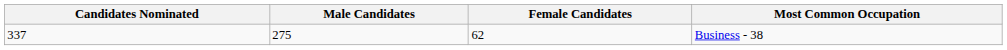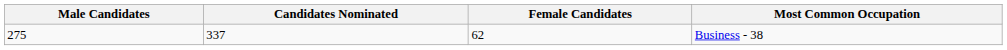columns swapped: (137, 14) <-> (369, 14)
